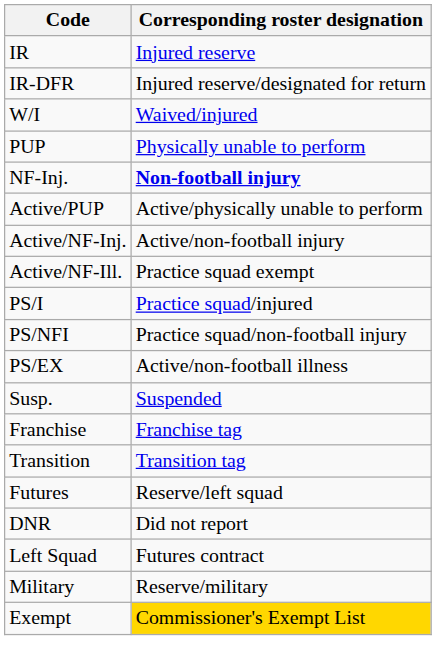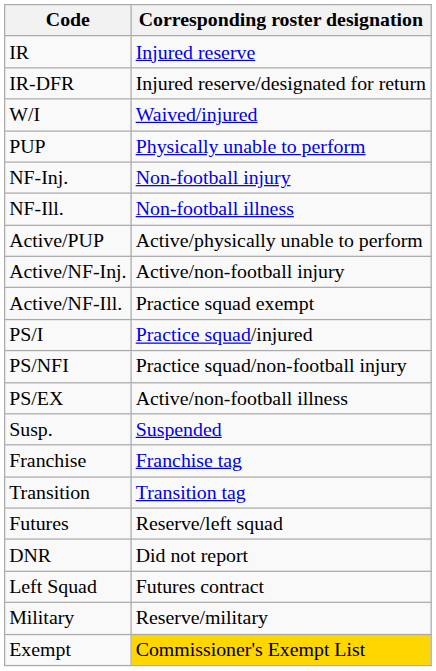(218, 177) bold -> (213, 177) normal
+ row: (36, 209)
